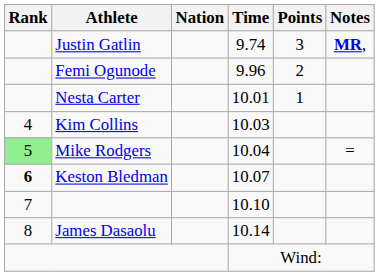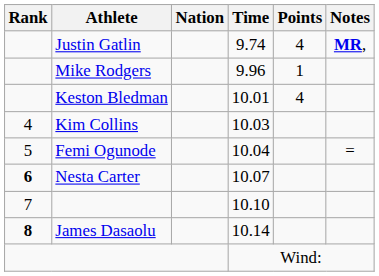(300, 44) 3 -> (300, 44) 4
(106, 71) Femi Ogunode -> (103, 71) Mike Rodgers
(300, 71) 2 -> (300, 71) 1
(98, 97) Nesta Carter -> (112, 97) Keston Bledman
(300, 97) 1 -> (300, 97) 4
(28, 151) lightgreen background -> (28, 151) no background
(103, 151) Mike Rodgers -> (106, 151) Femi Ogunode
(112, 177) Keston Bledman -> (98, 177) Nesta Carter
(28, 230) normal -> (28, 230) bold
